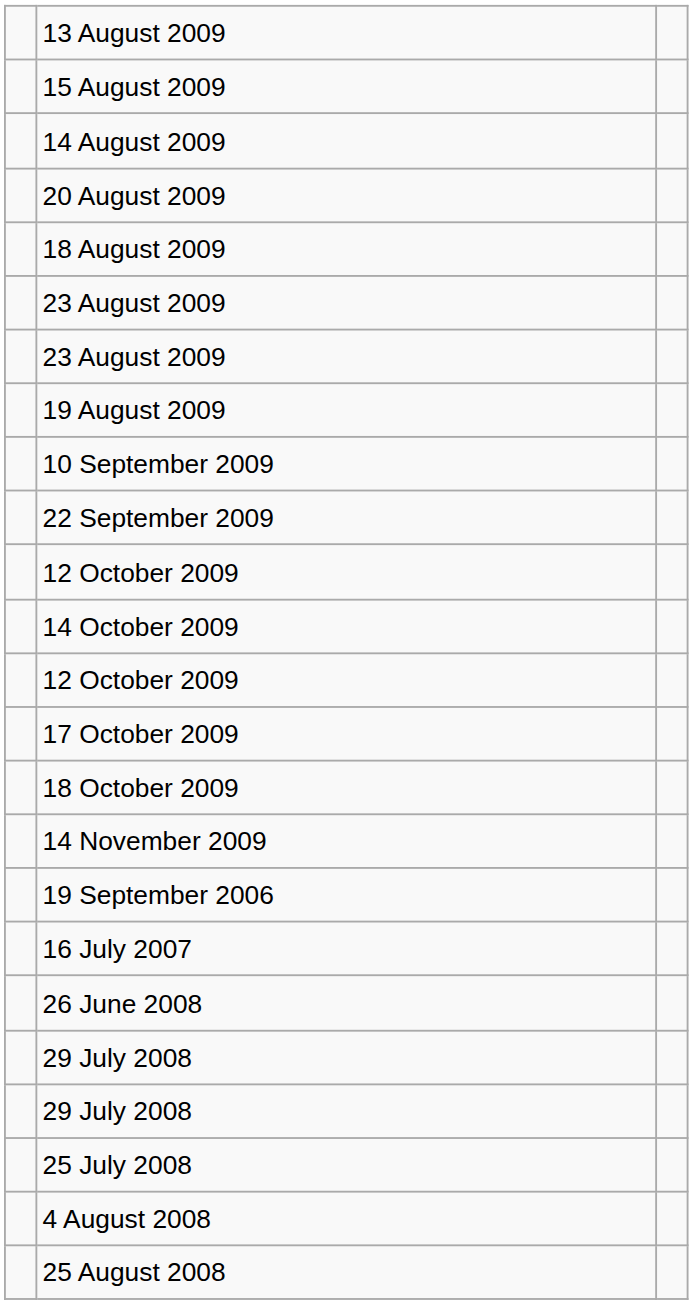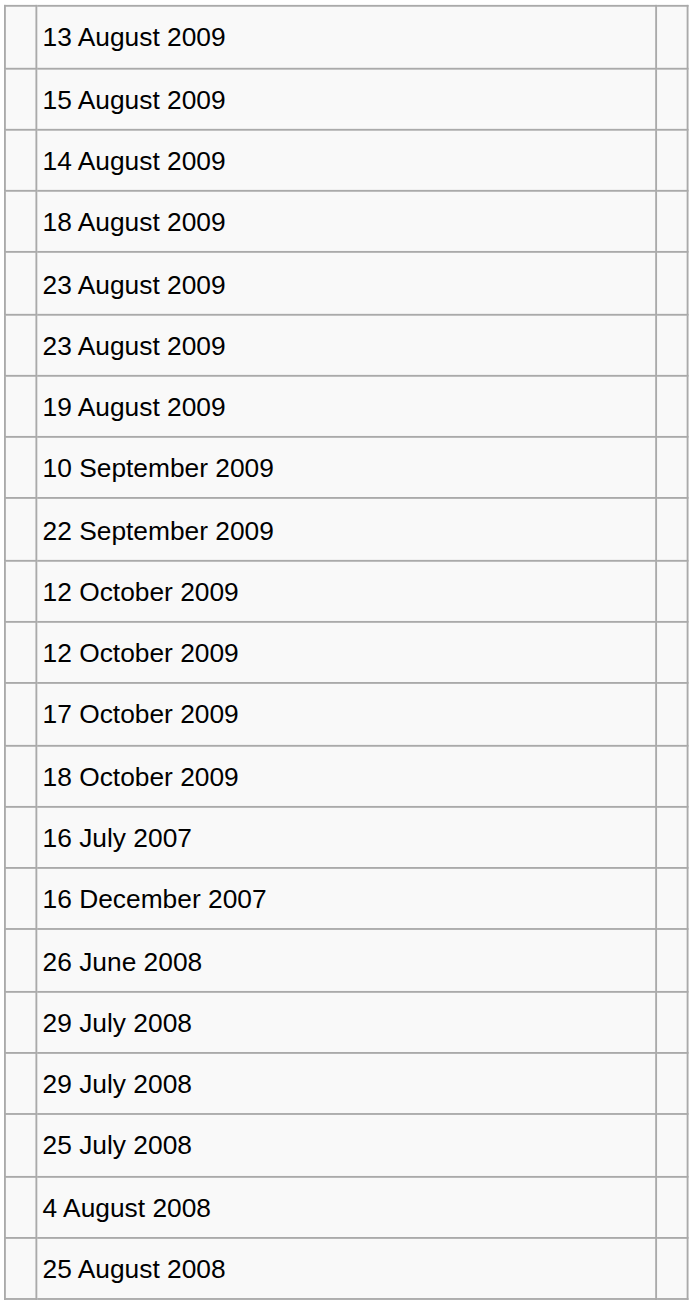- row: (21, 195)
- row: (21, 626)
- row: (21, 841)
- row: (21, 895)
+ row: (21, 899)
